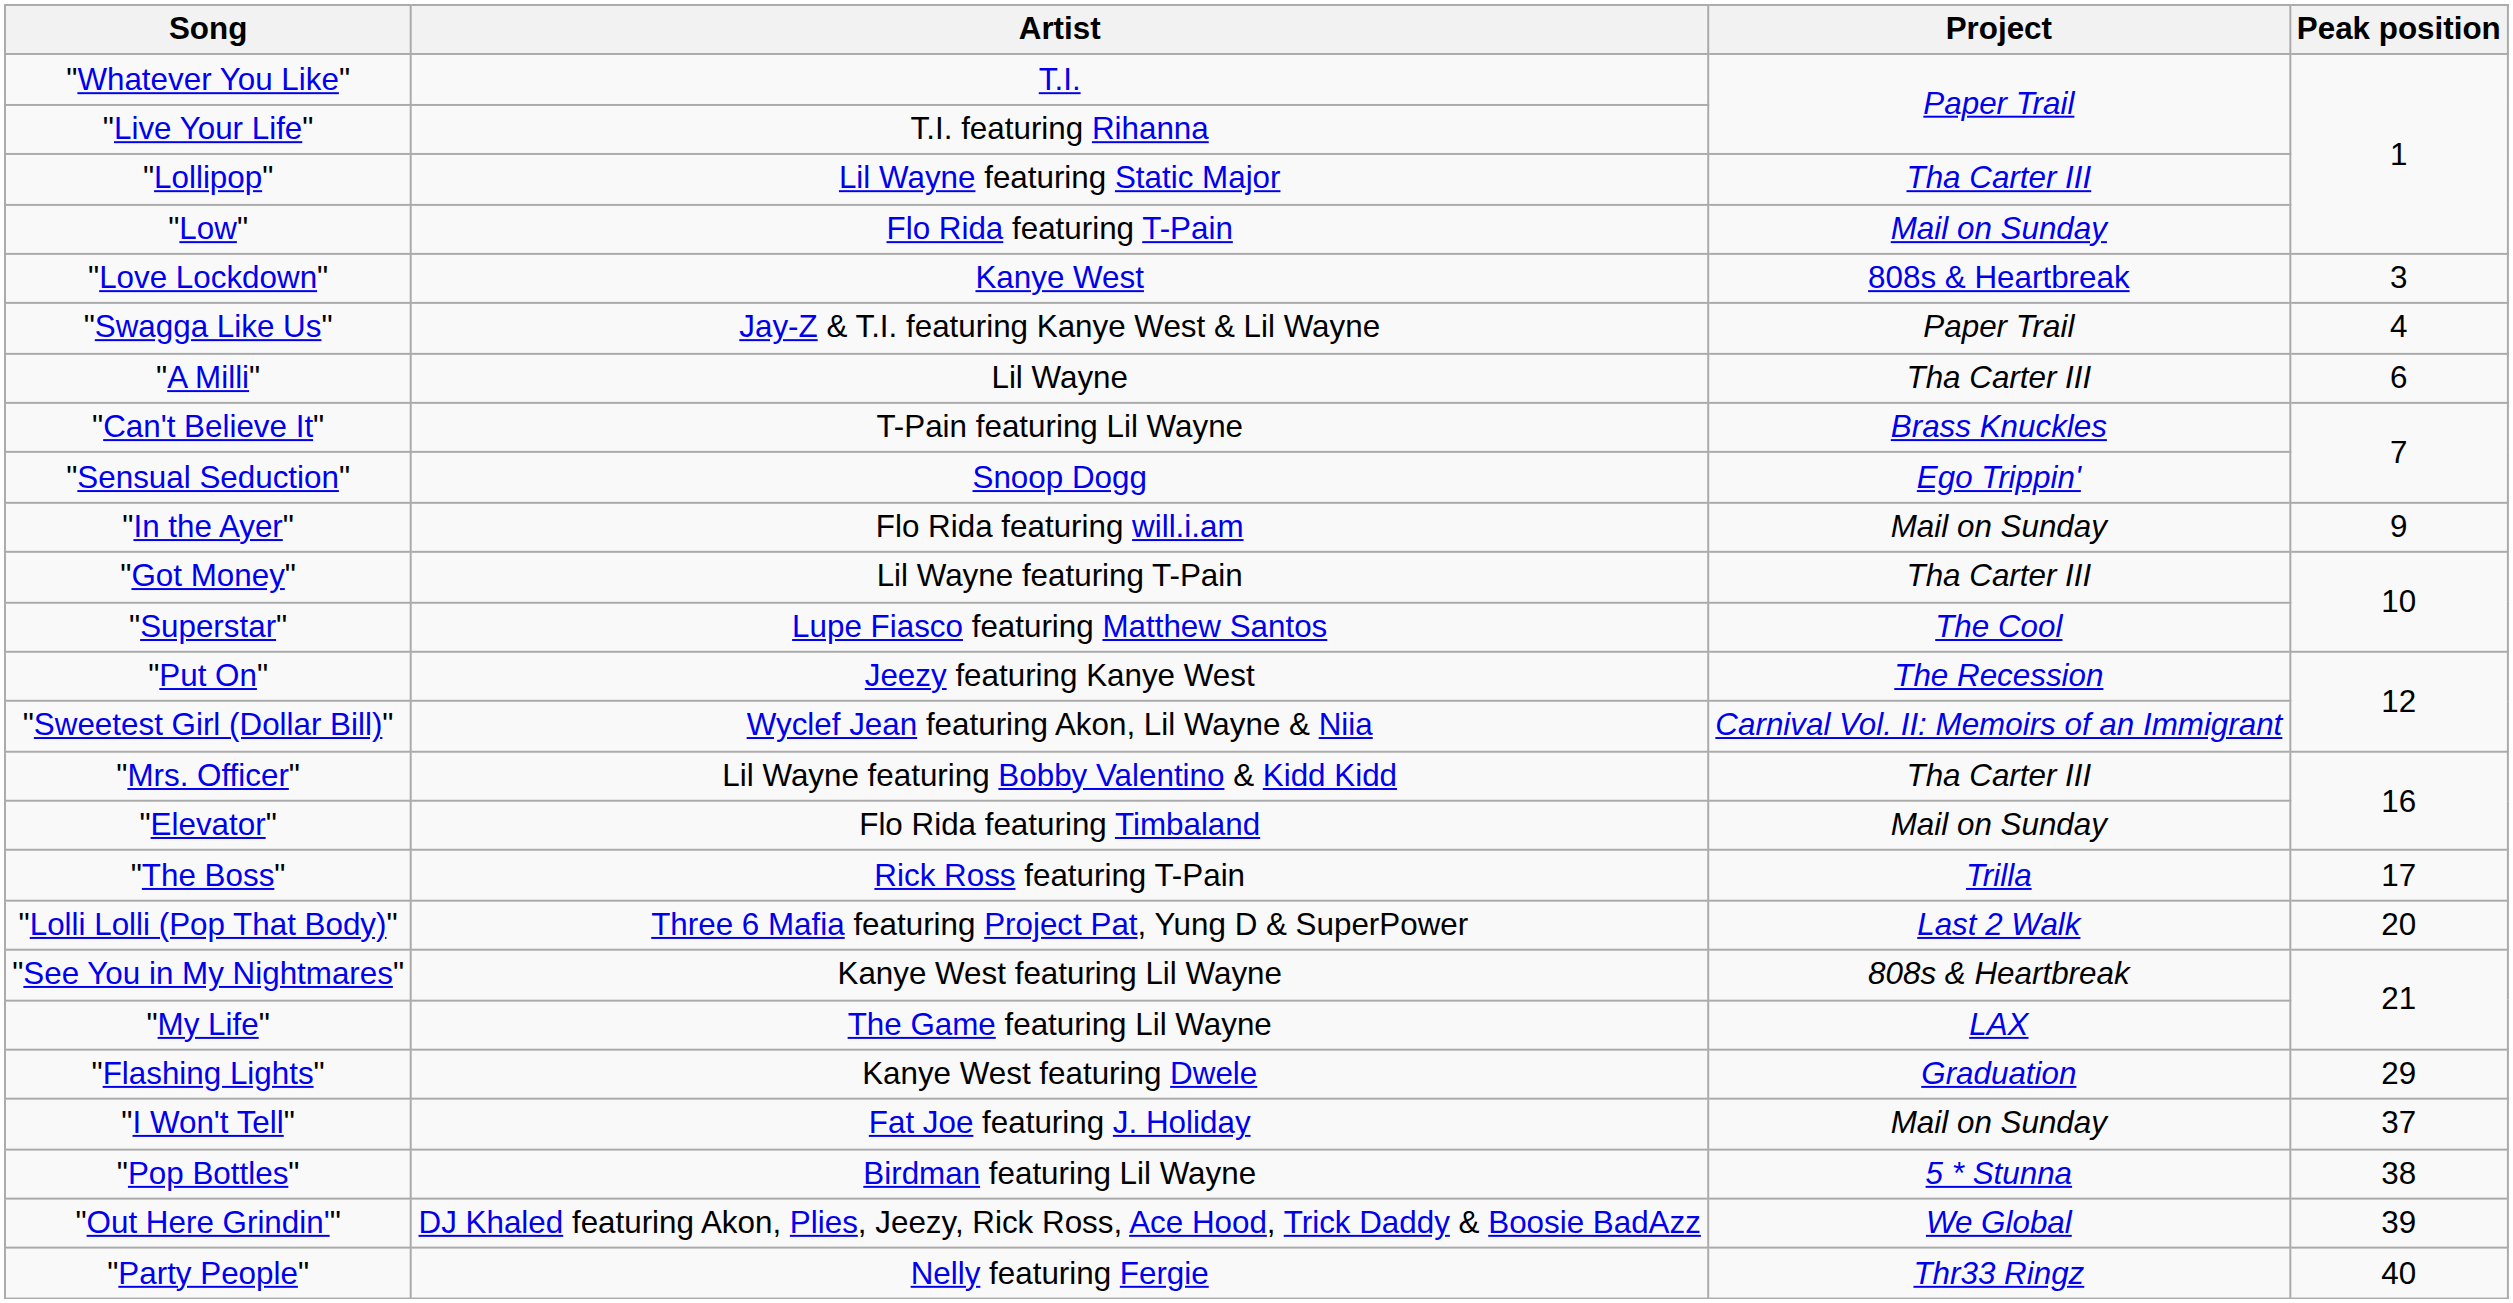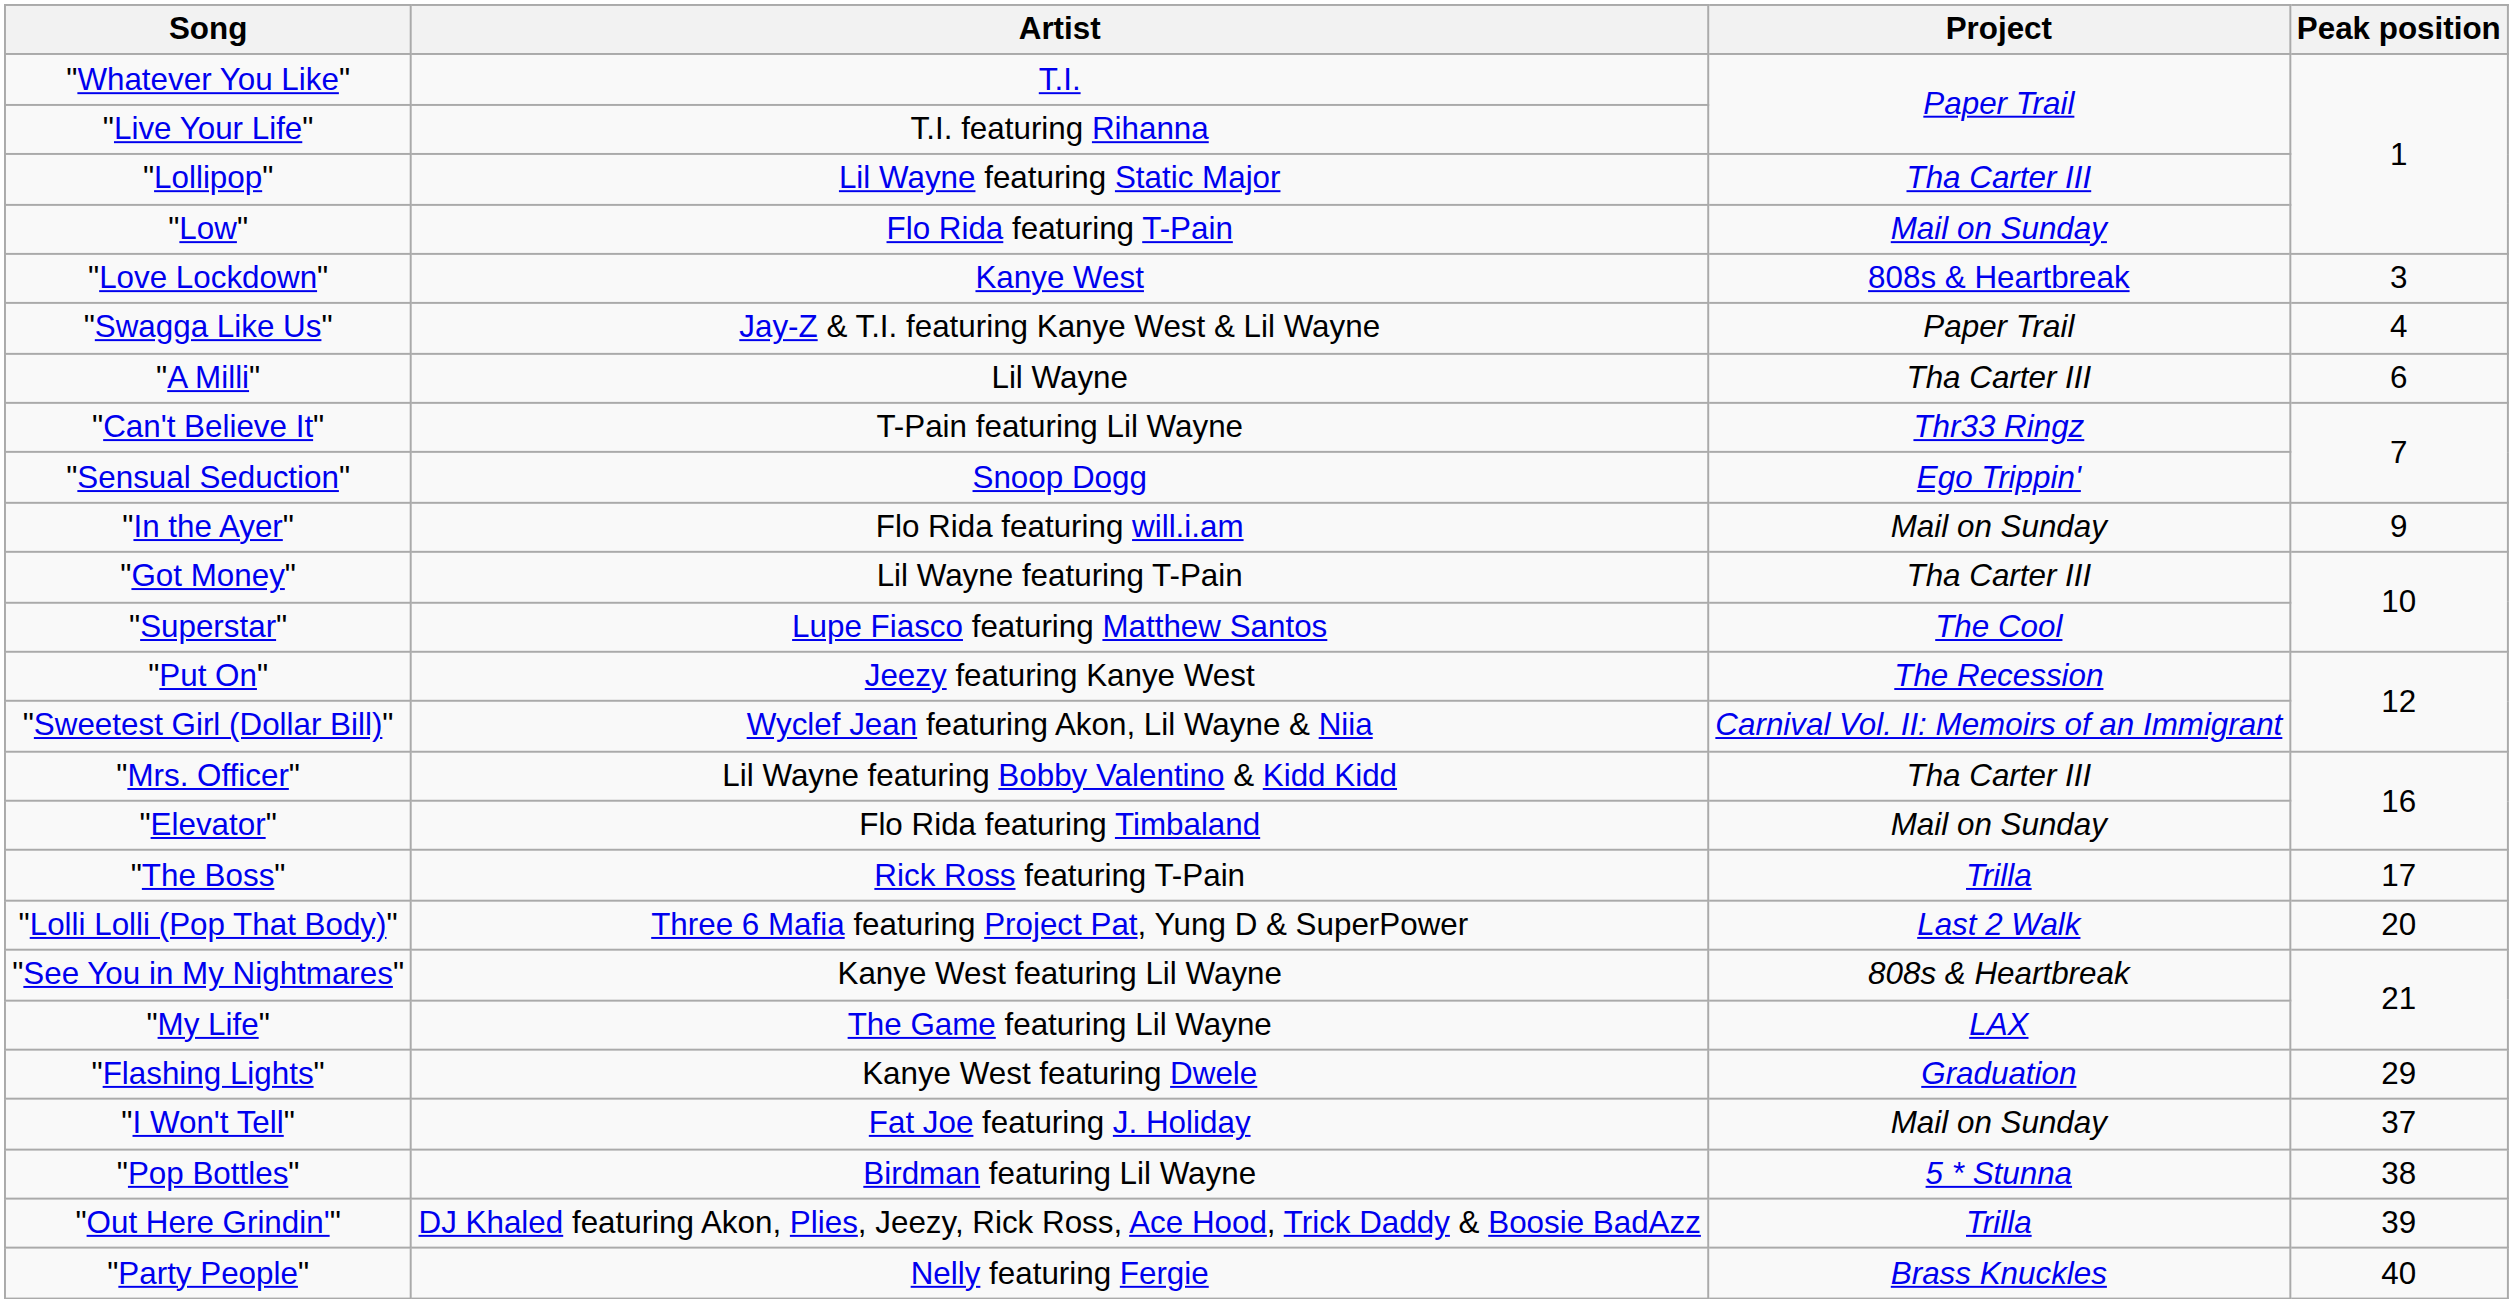(1999, 427) Brass Knuckles -> (1999, 427) Thr33 Ringz
(1999, 1223) We Global -> (1999, 1223) Trilla
(1999, 1272) Thr33 Ringz -> (1999, 1272) Brass Knuckles
